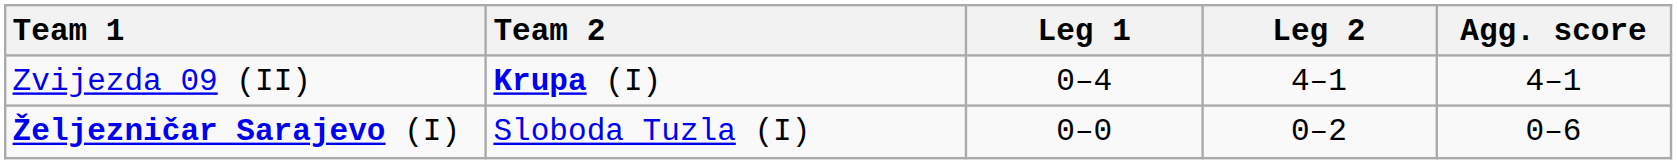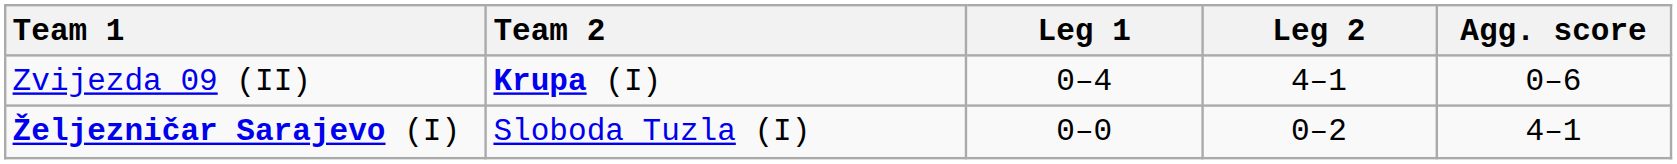(1554, 81) 4–1 -> (1554, 81) 0–6
(1554, 132) 0–6 -> (1554, 132) 4–1
